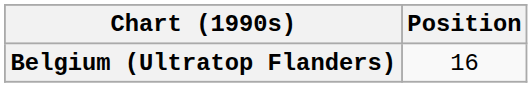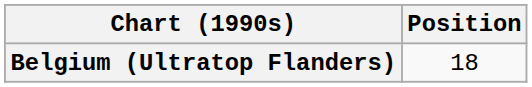(464, 63) 16 -> (464, 63) 18
